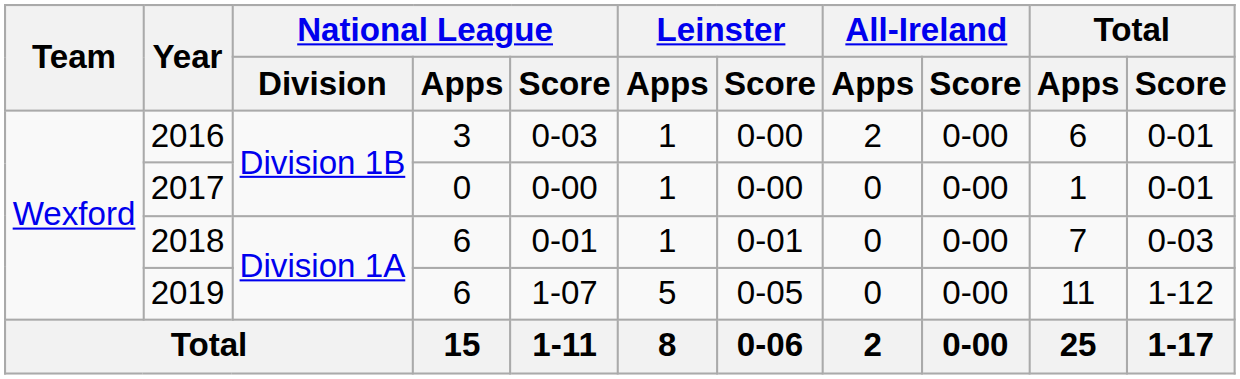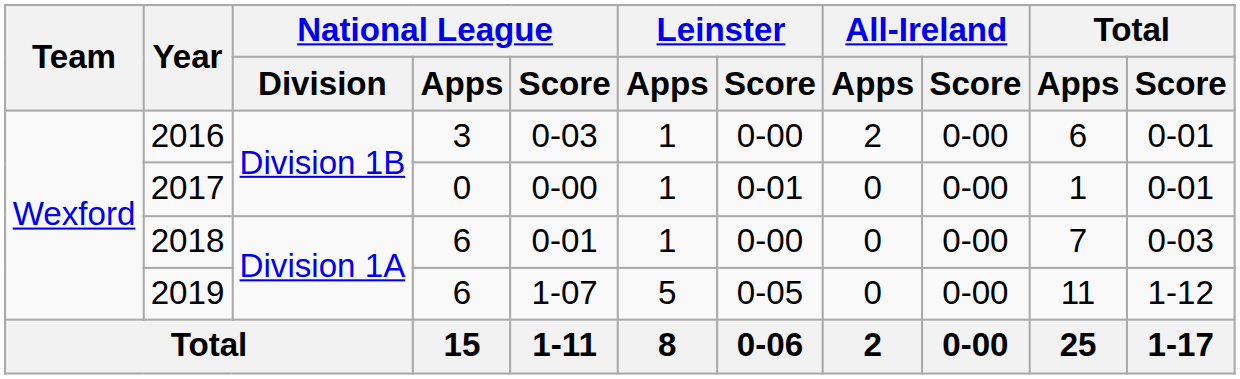(770, 188) 0-00 -> (770, 188) 0-01
(770, 240) 0-01 -> (770, 240) 0-00
